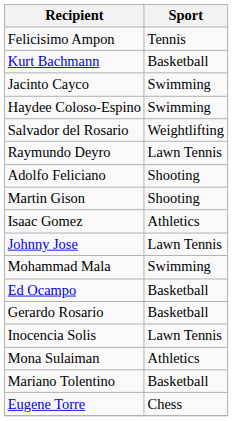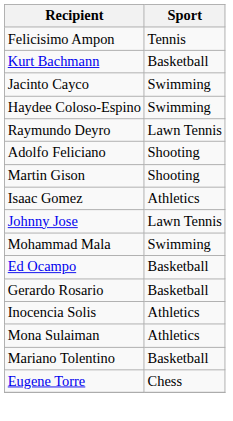- row: (68, 130)
(185, 335) Lawn Tennis -> (174, 312) Athletics
